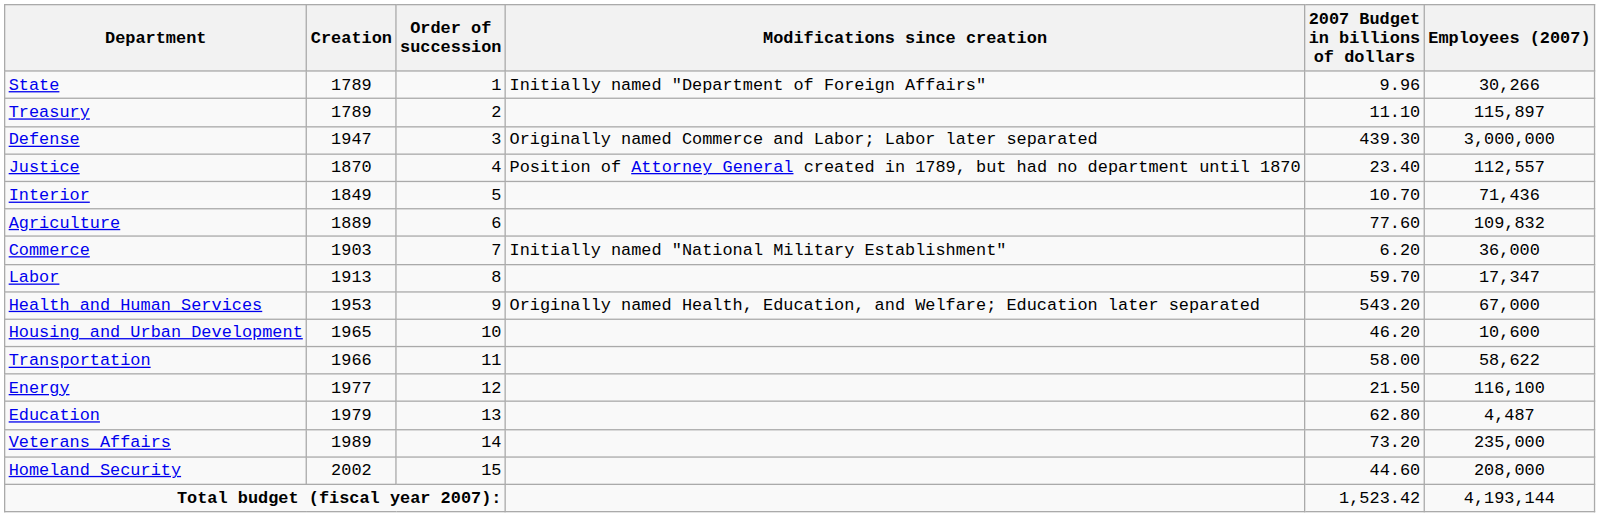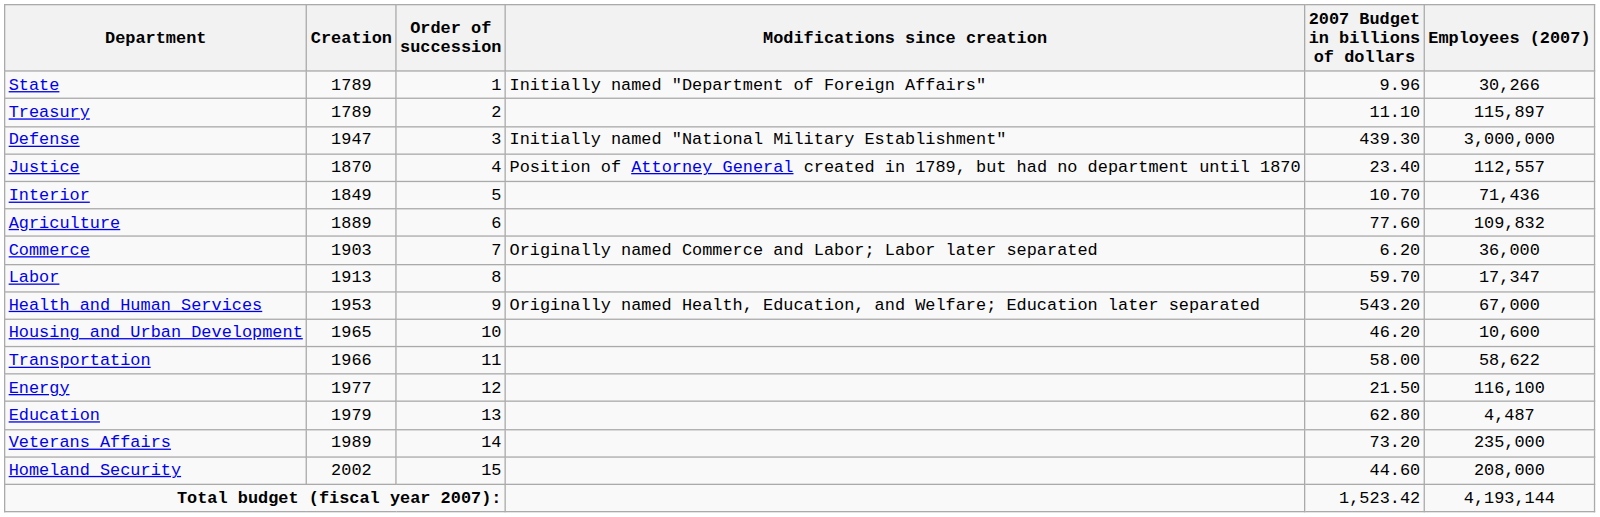(804, 140) Originally named Commerce and Labor; Labor later separated -> (758, 140) Initially named "National Military Establishment"
(758, 250) Initially named "National Military Establishment" -> (804, 250) Originally named Commerce and Labor; Labor later separated
